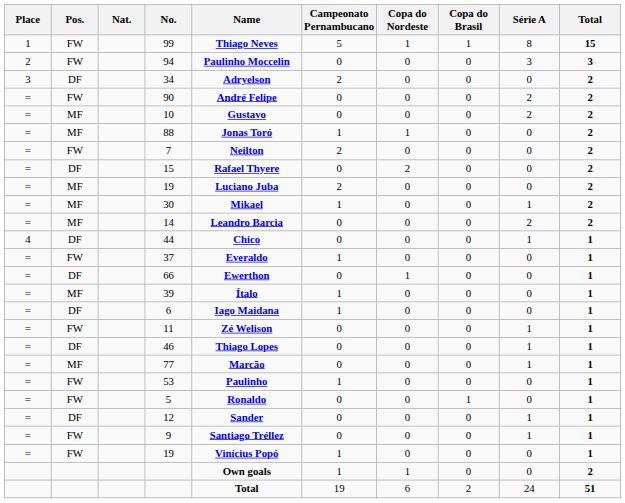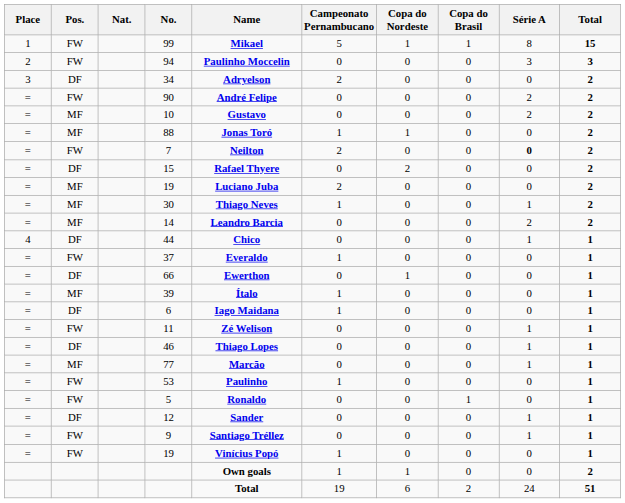(247, 44) Thiago Neves -> (247, 44) Mikael
(529, 150) normal -> (529, 150) bold
(247, 204) Mikael -> (247, 204) Thiago Neves
